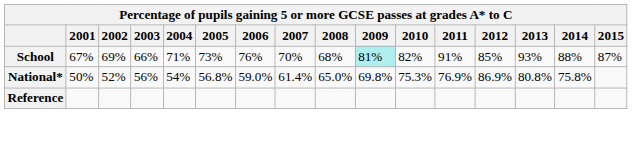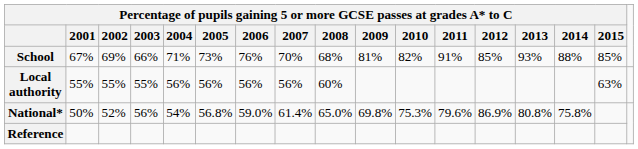(370, 56) paleturquoise background -> (370, 56) no background
(610, 56) 87% -> (610, 56) 85%
+ row: (35, 84)
(455, 77) 76.9% -> (455, 112) 79.6%
